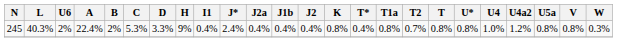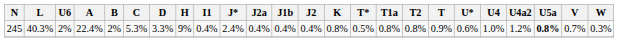(363, 28) 0.4% -> (363, 28) 0.5%
(415, 28) 0.7% -> (415, 28) 0.8%
(441, 28) 0.8% -> (441, 28) 0.9%
(467, 28) 0.8% -> (467, 28) 0.6%
(547, 28) normal -> (548, 28) bold
(573, 28) 0.8% -> (575, 28) 0.7%
